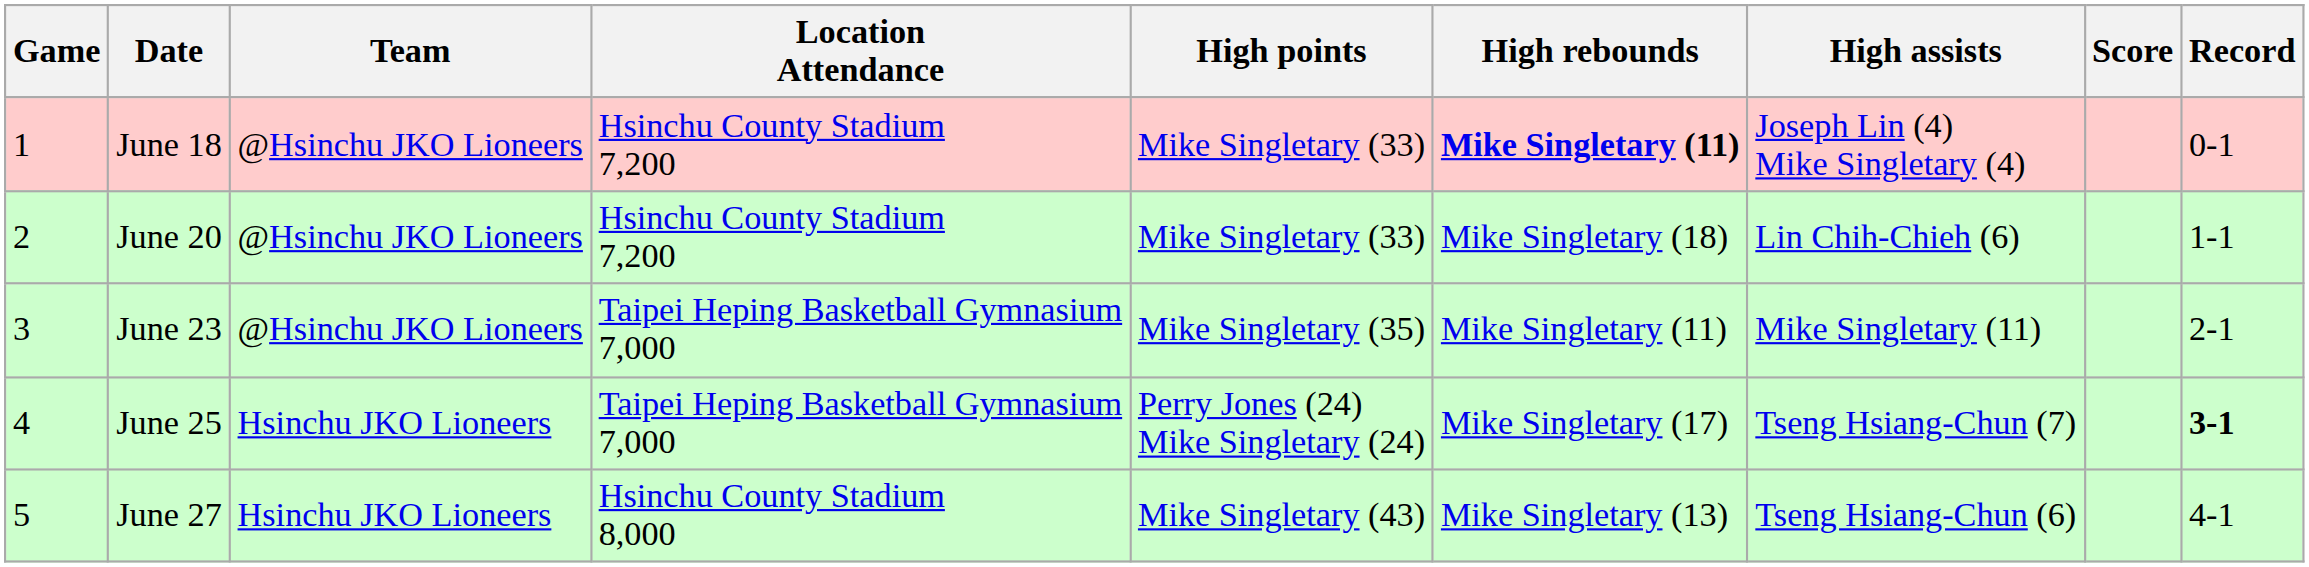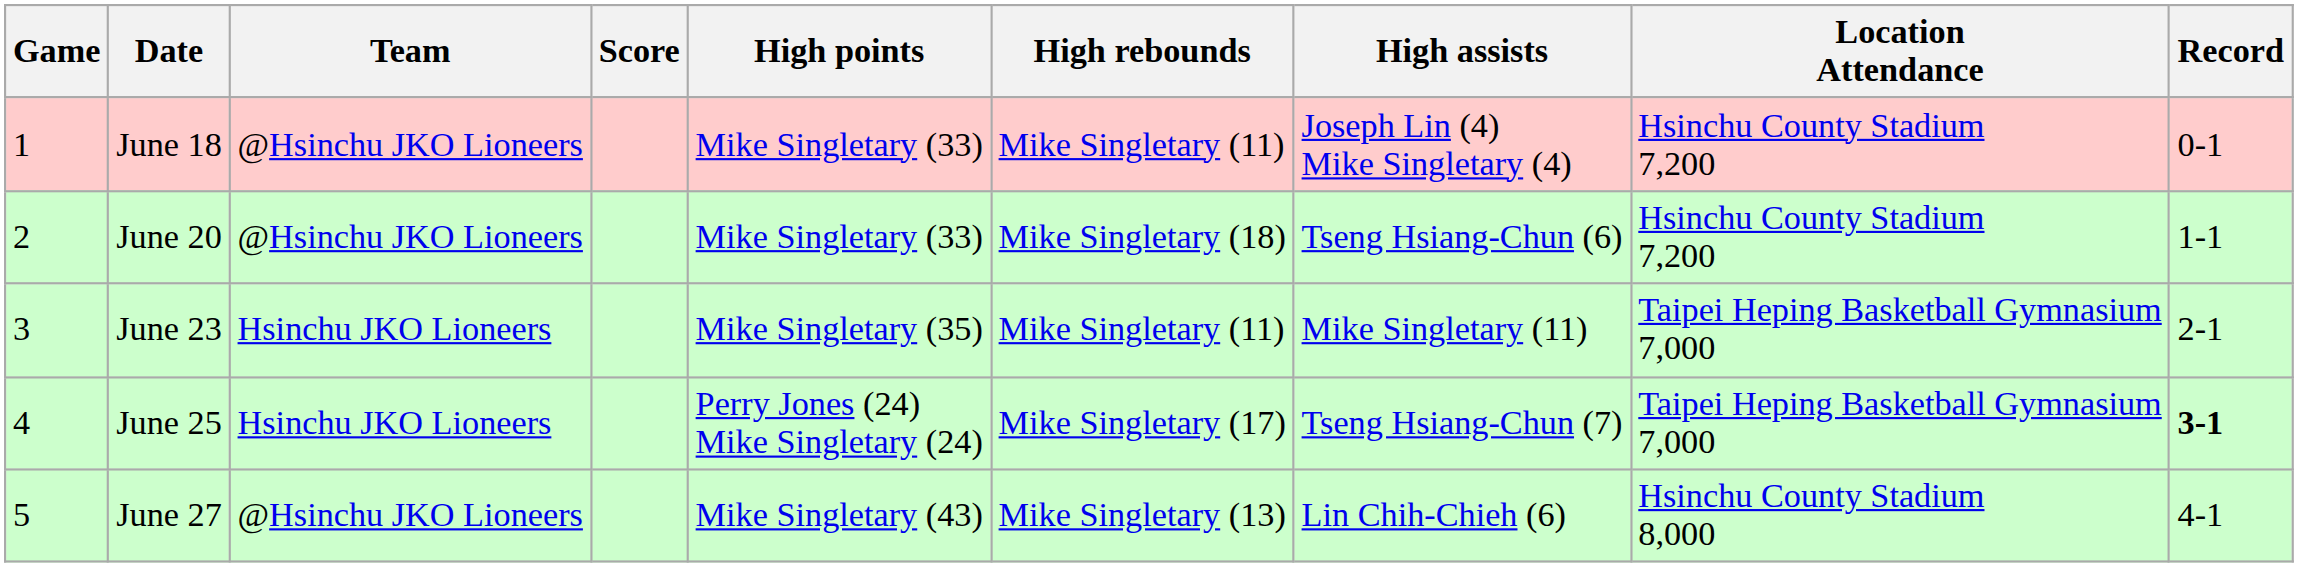columns swapped: (2133, 50) <-> (860, 50)
(1590, 143) bold -> (1142, 143) normal
(1888, 236) Lin Chih-Chieh (6) -> (1462, 236) Tseng Hsiang-Chun (6)
(410, 329) @Hsinchu JKO Lioneers -> (394, 329) Hsinchu JKO Lioneers
(394, 515) Hsinchu JKO Lioneers -> (410, 515) @Hsinchu JKO Lioneers
(1916, 515) Tseng Hsiang-Chun (6) -> (1434, 515) Lin Chih-Chieh (6)
